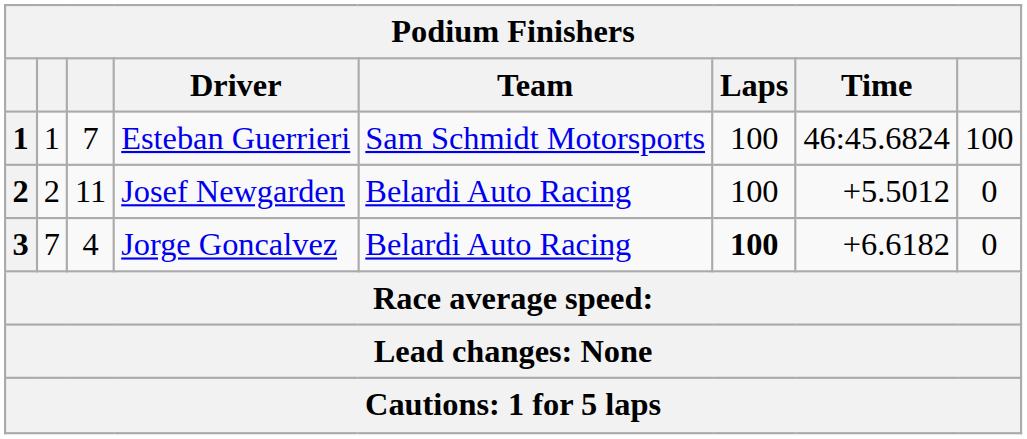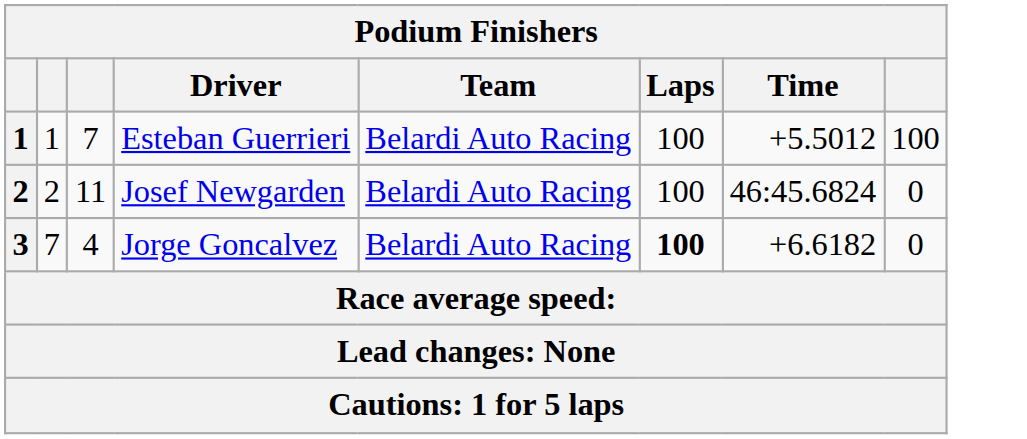(535, 138) Sam Schmidt Motorsports -> (498, 138) Belardi Auto Racing
(877, 138) 46:45.6824 -> (823, 138) +5.5012
(896, 191) +5.5012 -> (803, 191) 46:45.6824
